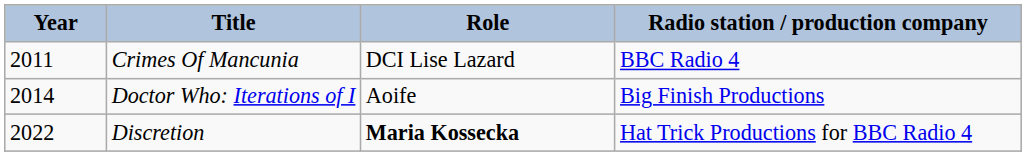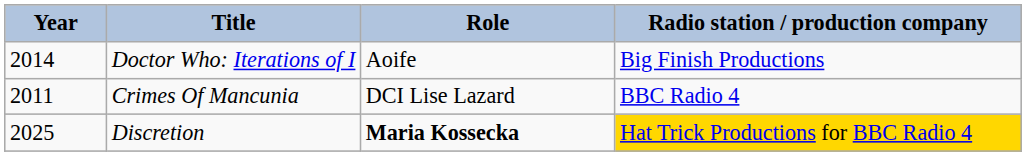rows swapped: (205, 59) <-> (234, 96)
(32, 132) 2022 -> (32, 132) 2025
(796, 132) no background -> (796, 132) gold background
